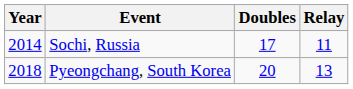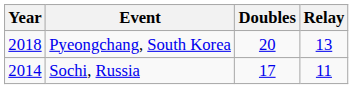rows swapped: (95, 44) <-> (140, 70)
